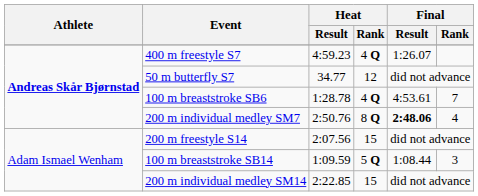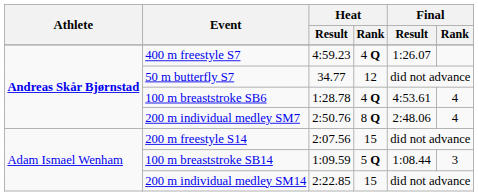(455, 97) 7 -> (455, 97) 4
(412, 118) bold -> (412, 118) normal
